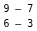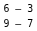rows swapped: (18, 23) <-> (18, 9)
